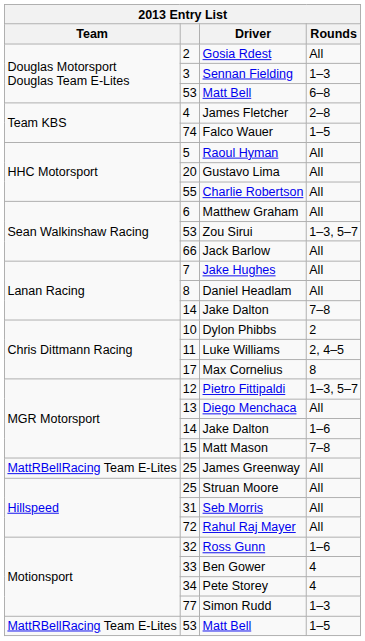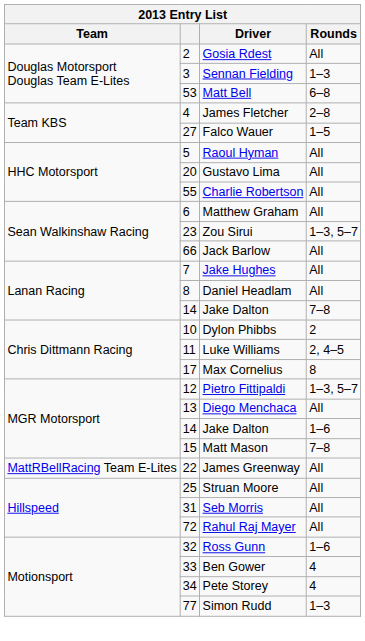(190, 132) 74 -> (190, 132) 27
(190, 231) 53 -> (190, 231) 23
(190, 468) 25 -> (190, 468) 22
- row: (227, 625)
